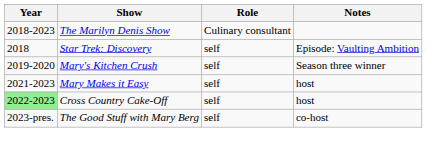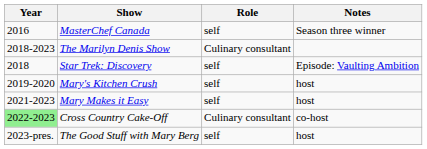+ row: (105, 30)
(341, 65) Season three winner -> (305, 83) host
(212, 100) self -> (247, 118) Culinary consultant
(305, 100) host -> (312, 118) co-host
(312, 118) co-host -> (305, 135) host
